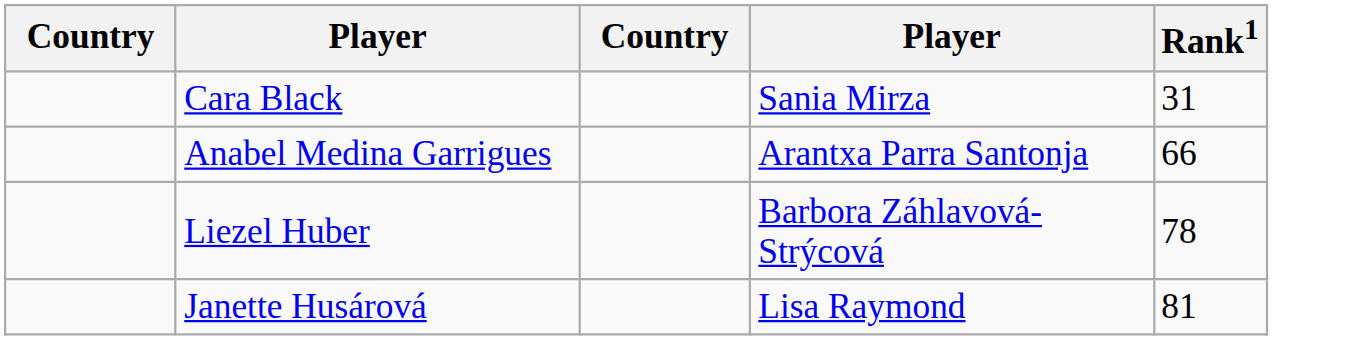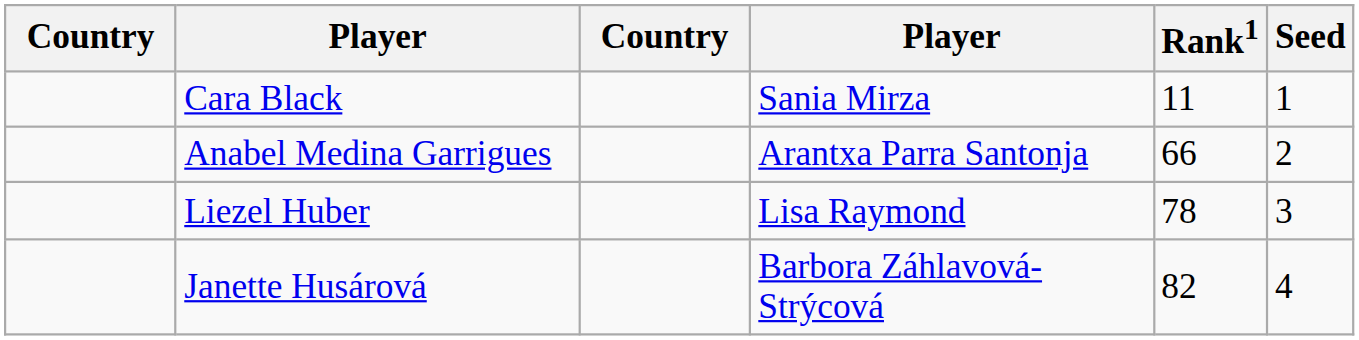+ column: (1310, 37)
(1179, 98) 31 -> (1178, 98) 11
(900, 230) Barbora Záhlavová-Strýcová -> (862, 210) Lisa Raymond
(862, 306) Lisa Raymond -> (900, 286) Barbora Záhlavová-Strýcová
(1179, 306) 81 -> (1179, 286) 82
